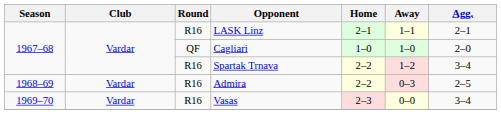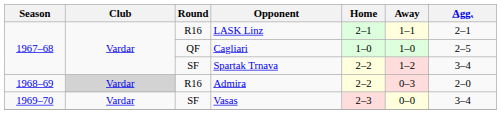(463, 48) 2–0 -> (463, 48) 2–5
(193, 66) R16 -> (193, 66) SF
(120, 83) no background -> (120, 83) lightgrey background
(463, 83) 2–5 -> (463, 83) 2–0
(193, 101) R16 -> (193, 101) SF
